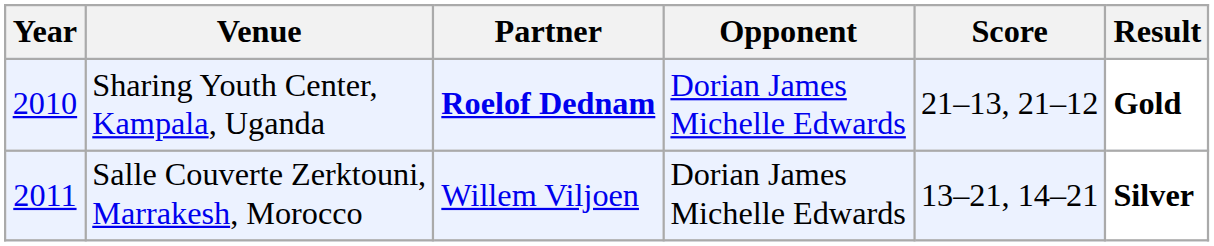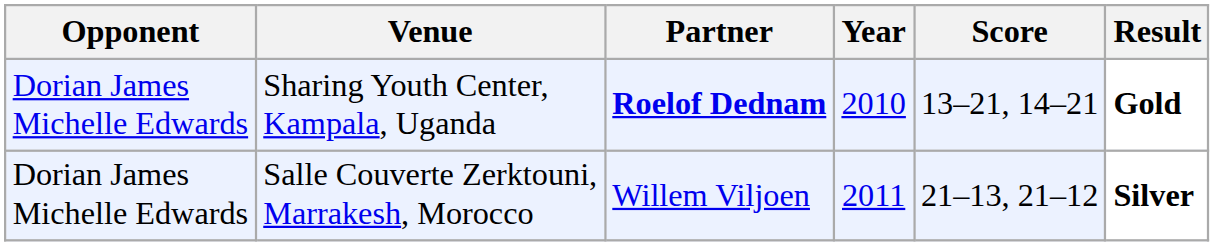columns swapped: (45, 31) <-> (788, 31)
(1010, 103) 21–13, 21–12 -> (1010, 103) 13–21, 14–21
(1010, 195) 13–21, 14–21 -> (1010, 195) 21–13, 21–12
